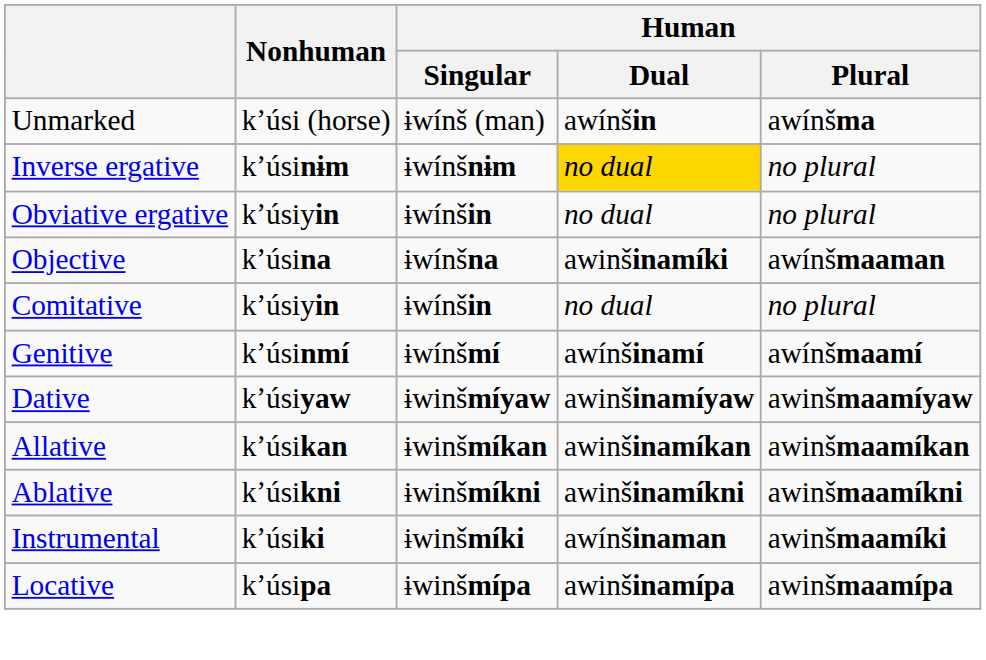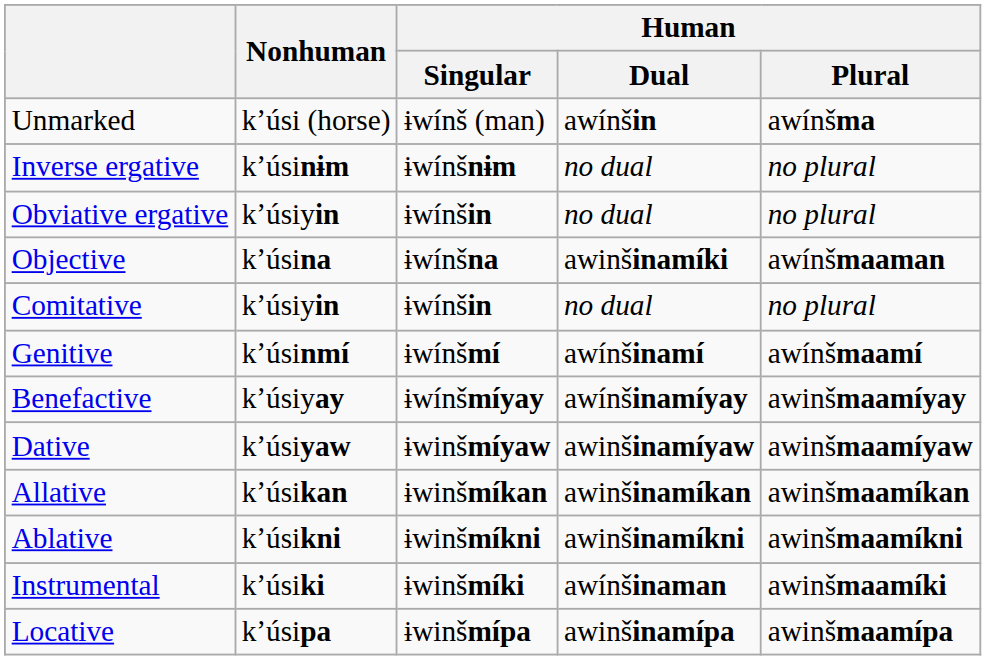(608, 167) gold background -> (608, 167) no background
+ row: (82, 399)
